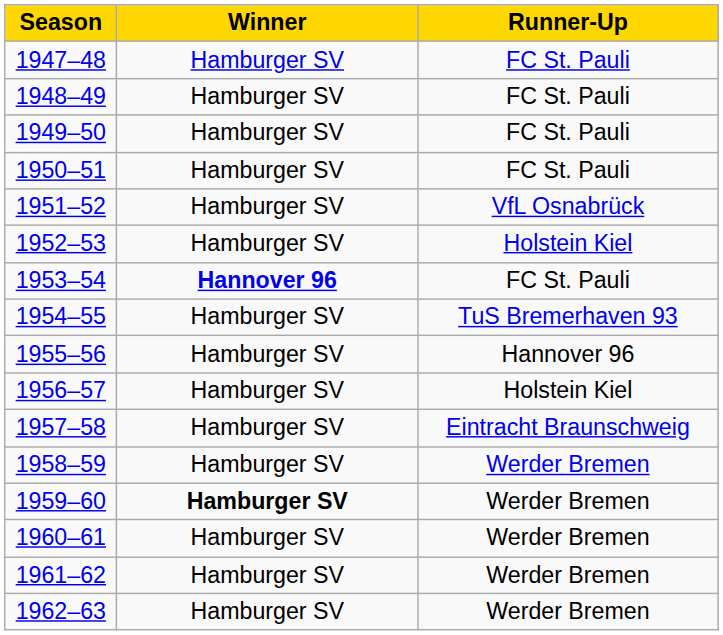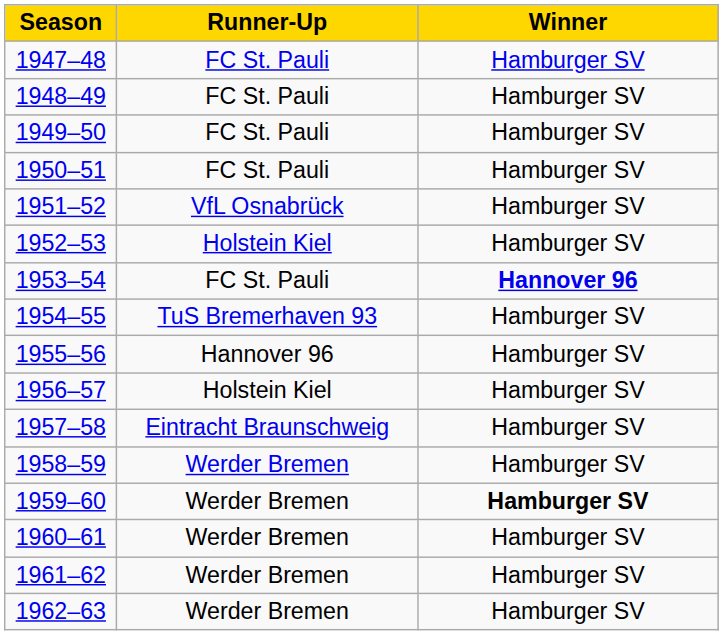columns swapped: (267, 22) <-> (568, 22)
